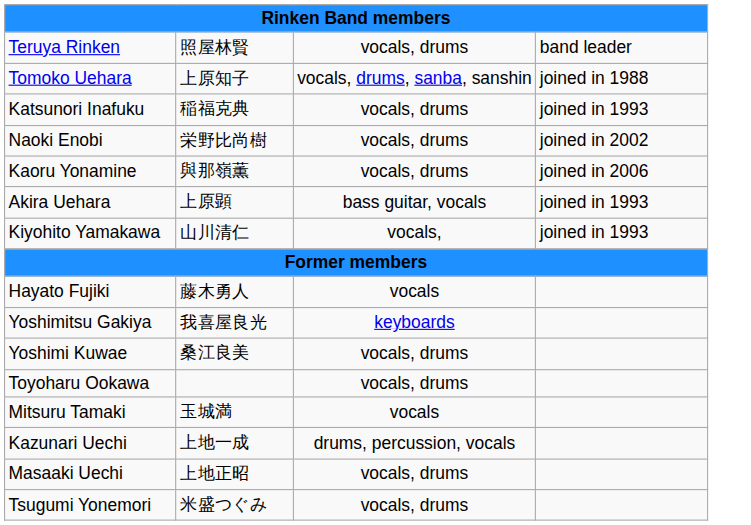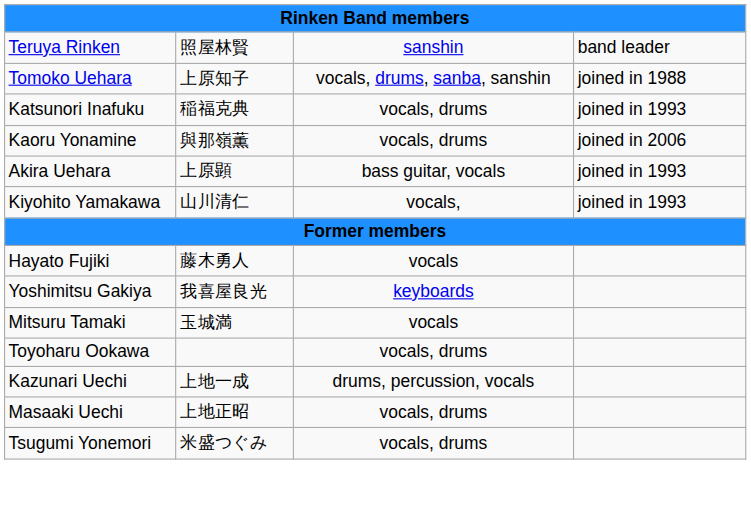(414, 47) vocals, drums -> (433, 47) sanshin
- row: (56, 140)
- row: (68, 353)
rows swapped: (79, 382) <-> (67, 412)
